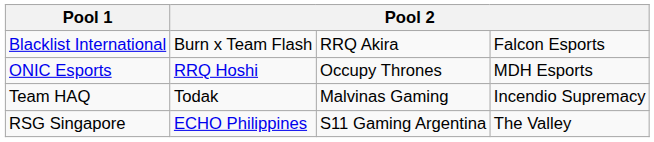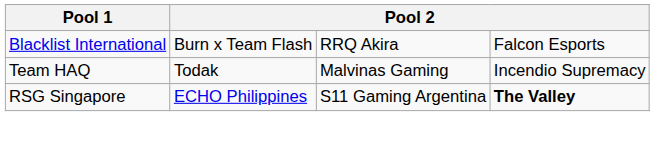- row: (60, 70)
(533, 123) normal -> (535, 96) bold
